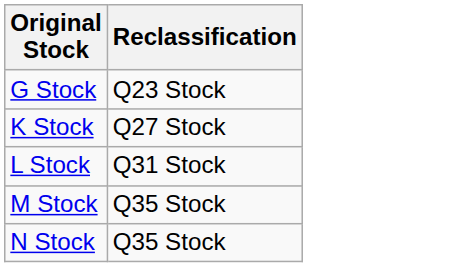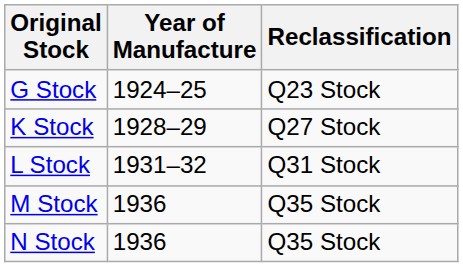+ column: (185, 37)
